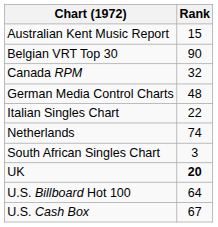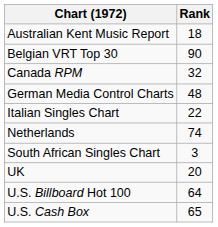(195, 34) 15 -> (195, 34) 18
(195, 172) bold -> (195, 172) normal
(195, 212) 67 -> (195, 212) 65
